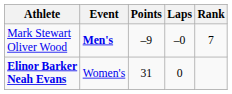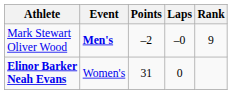(146, 40) –9 -> (146, 40) –2
(211, 40) 7 -> (211, 40) 9
